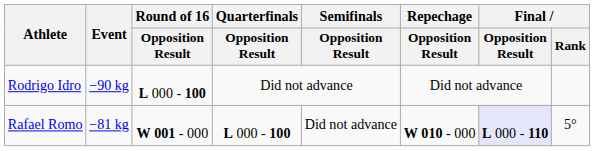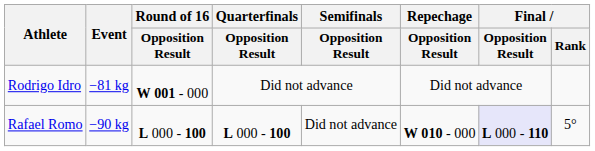(109, 85) −90 kg -> (109, 85) −81 kg
(172, 94) L 000 - 100 -> (172, 94) W 001 - 000
(109, 125) −81 kg -> (109, 125) −90 kg
(172, 134) W 001 - 000 -> (172, 134) L 000 - 100
